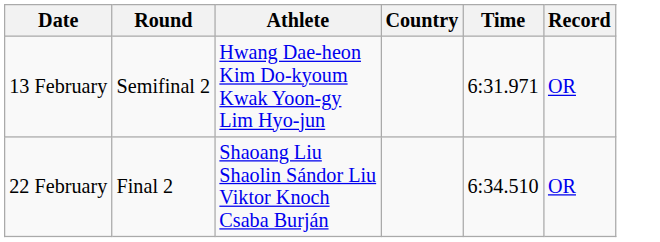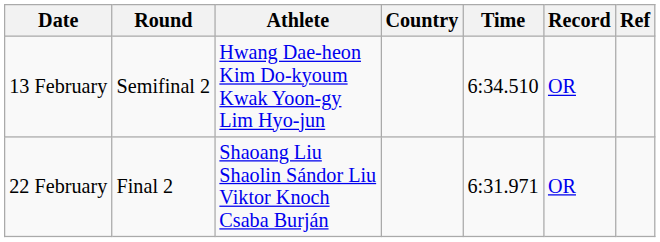+ column: (635, 20)
(503, 86) 6:31.971 -> (503, 86) 6:34.510
(503, 186) 6:34.510 -> (503, 186) 6:31.971
